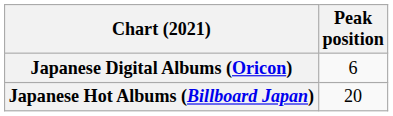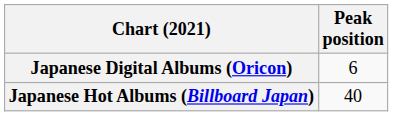(353, 96) 20 -> (353, 96) 40
